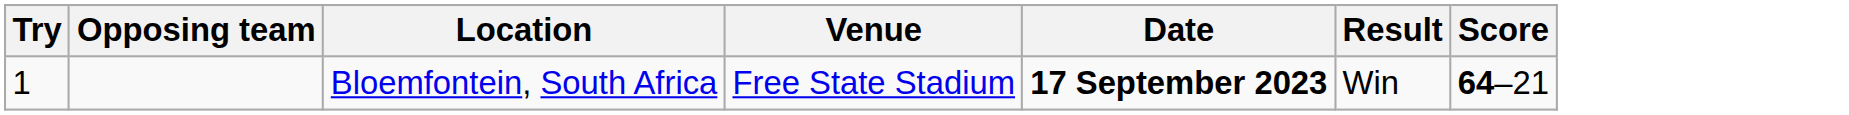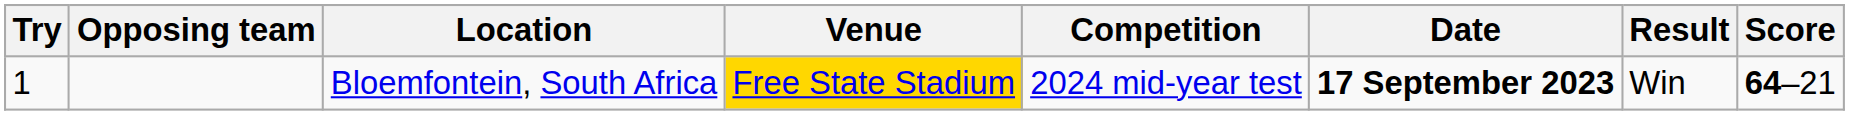+ column: (1166, 30)
(874, 82) no background -> (874, 82) gold background
